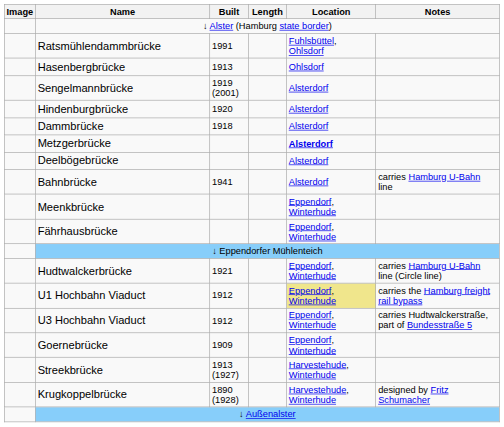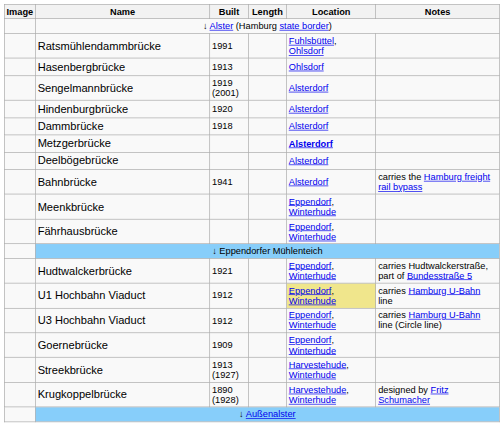(429, 182) carries Hamburg U-Bahn line -> (434, 182) carries the Hamburg freight rail bypass
(429, 270) carries Hamburg U-Bahn line (Circle line) -> (433, 270) carries Hudtwalckerstraße, part of Bundesstraße 5
(434, 295) carries the Hamburg freight rail bypass -> (429, 295) carries Hamburg U-Bahn line
(433, 320) carries Hudtwalckerstraße, part of Bundesstraße 5 -> (429, 320) carries Hamburg U-Bahn line (Circle line)
